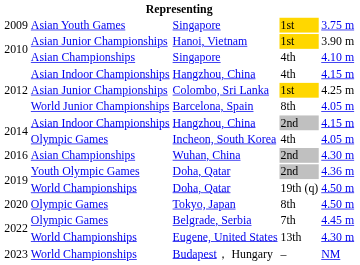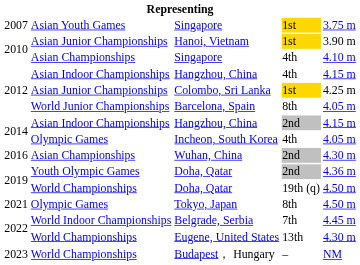(16, 25) 2009 -> (16, 25) 2007
(16, 204) 2020 -> (16, 204) 2021
(69, 220) Olympic Games -> (101, 220) World Indoor Championships
